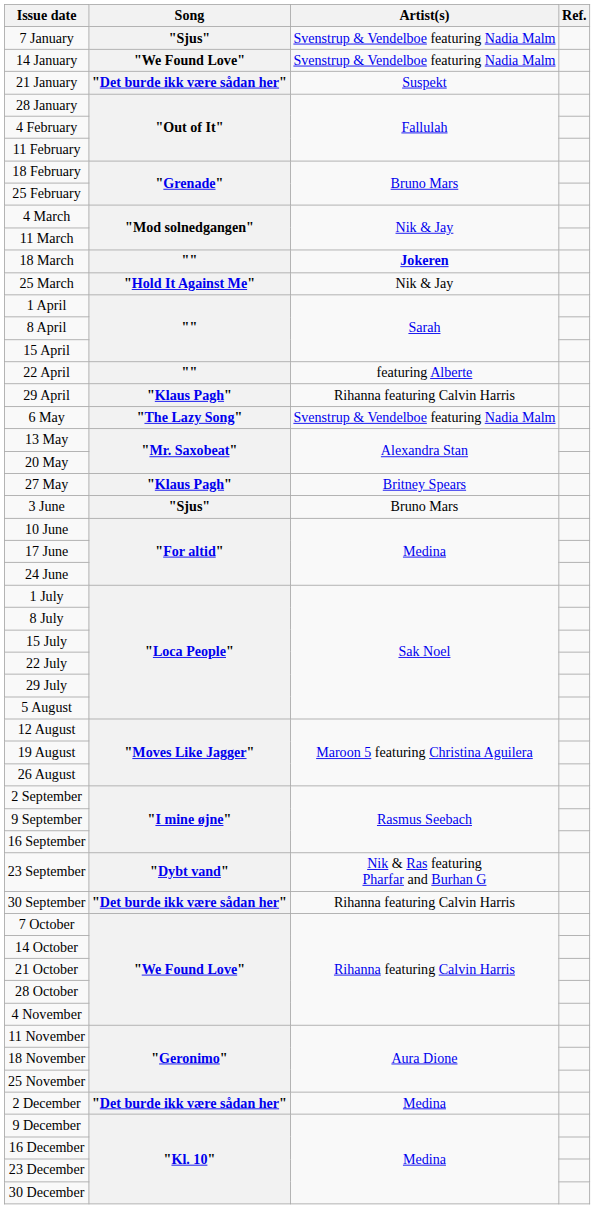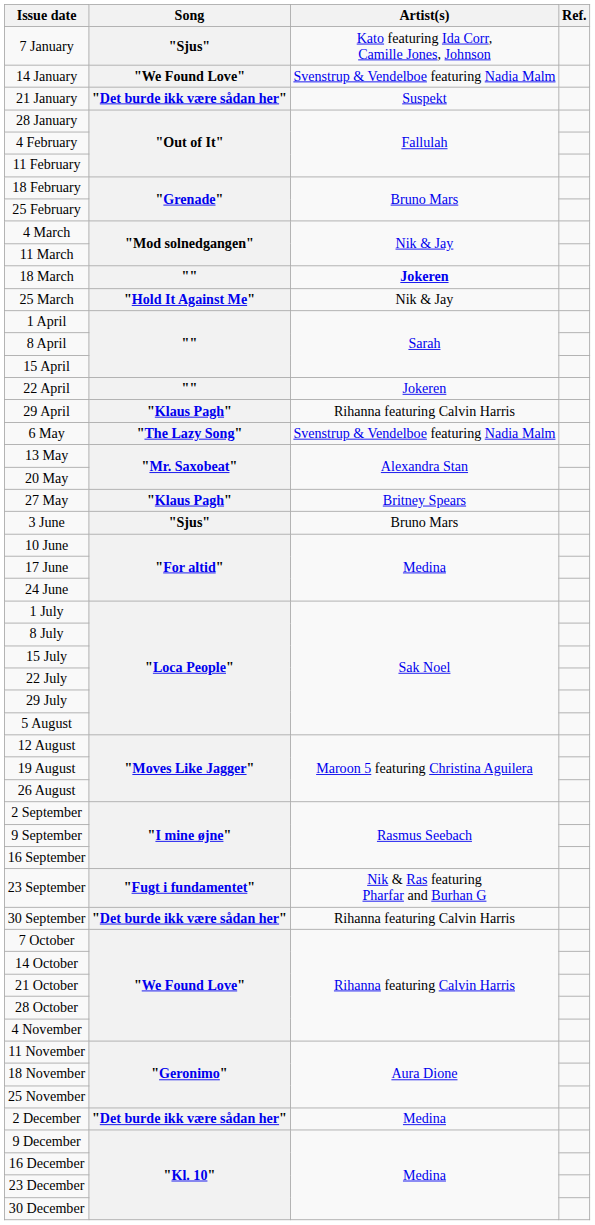(424, 37) Svenstrup & Vendelboe featuring Nadia Malm -> (424, 45) Kato featuring Ida Corr, Camille Jones, Johnson
(424, 372) featuring Alberte -> (424, 388) Jokeren
(189, 872) "Dybt vand" -> (189, 887) "Fugt i fundamentet"
